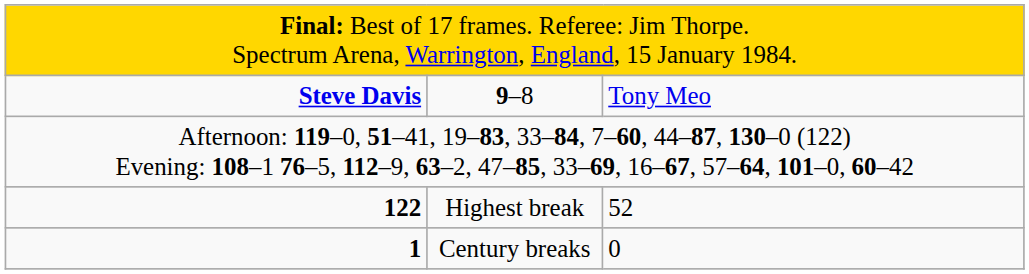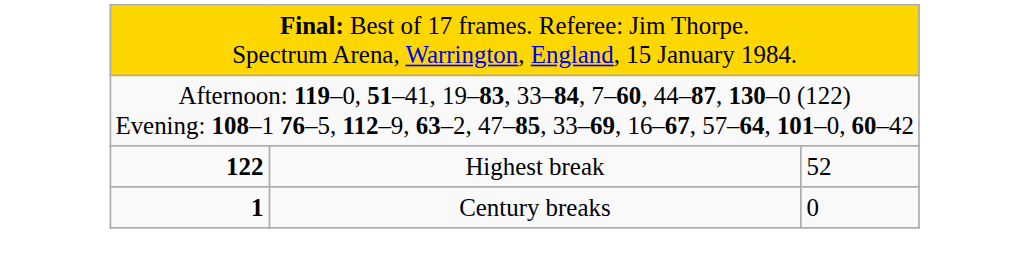- row: (360, 95)
